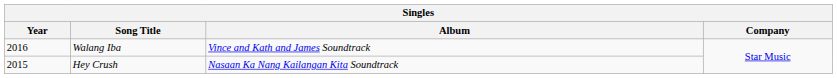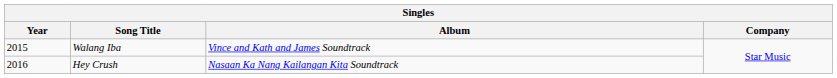(17, 47) 2016 -> (17, 47) 2015
(17, 65) 2015 -> (17, 65) 2016
